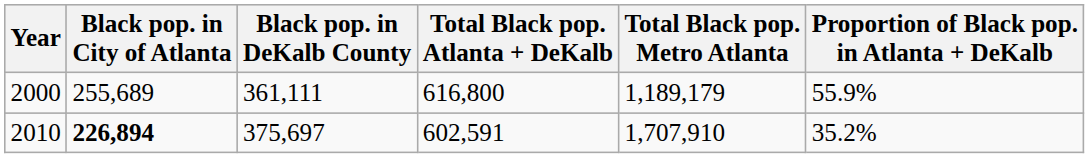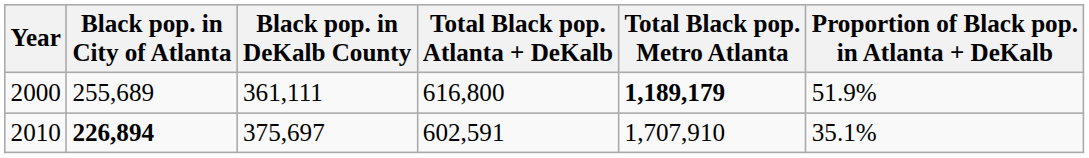(675, 92) normal -> (675, 92) bold
(844, 92) 55.9% -> (844, 92) 51.9%
(844, 132) 35.2% -> (844, 132) 35.1%
